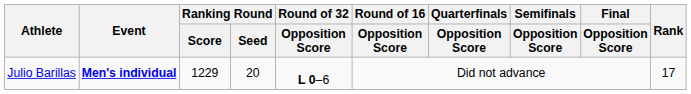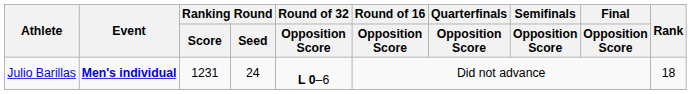(205, 74) 1229 -> (205, 74) 1231
(253, 74) 20 -> (253, 74) 24
(668, 74) 17 -> (668, 74) 18
